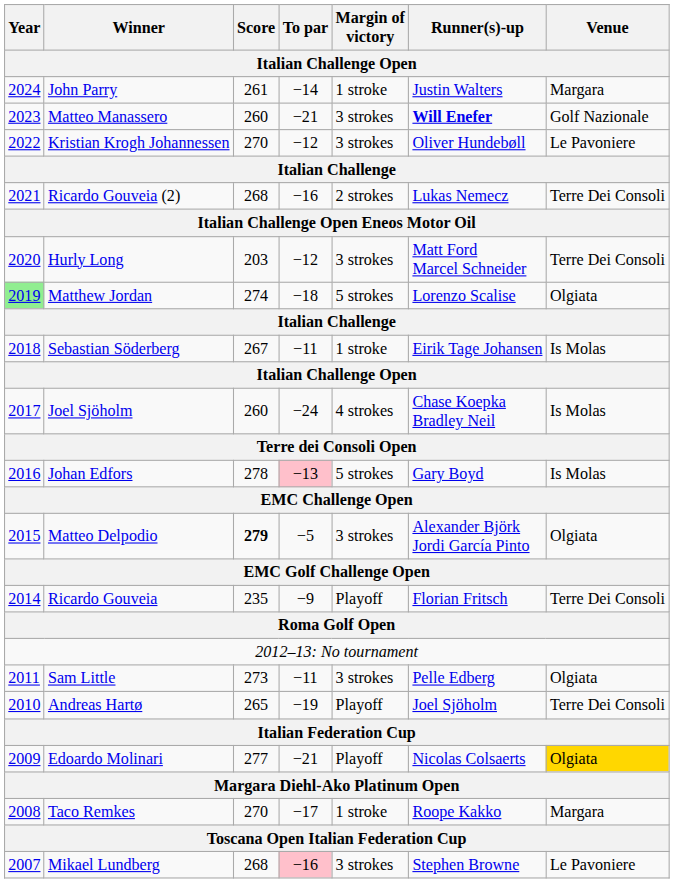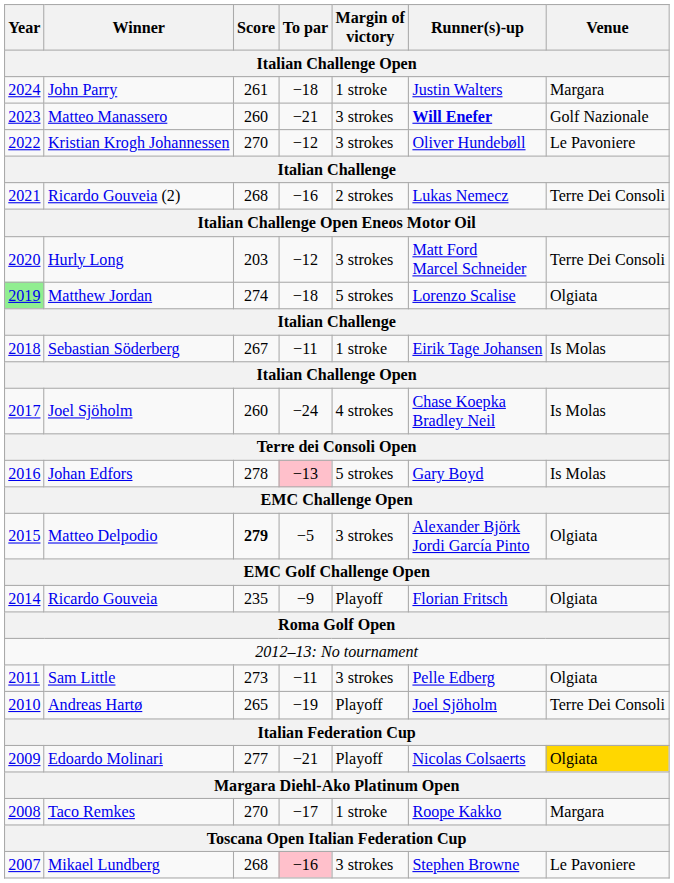(305, 90) −14 -> (305, 90) −18
(607, 599) Terre Dei Consoli -> (574, 599) Olgiata
